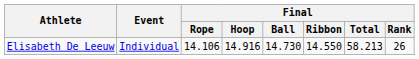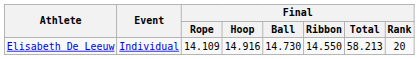(202, 46) 14.106 -> (202, 46) 14.109
(399, 46) 26 -> (399, 46) 20
